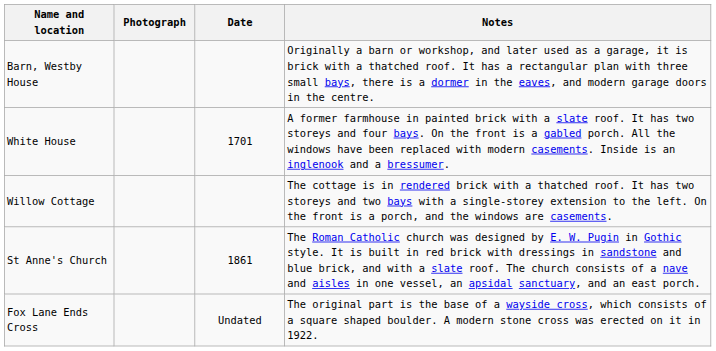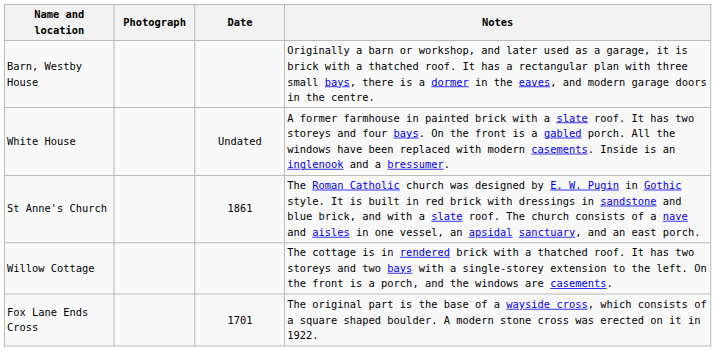(240, 141) 1701 -> (240, 141) Undated
rows swapped: (51, 201) <-> (57, 260)
(240, 320) Undated -> (240, 320) 1701
